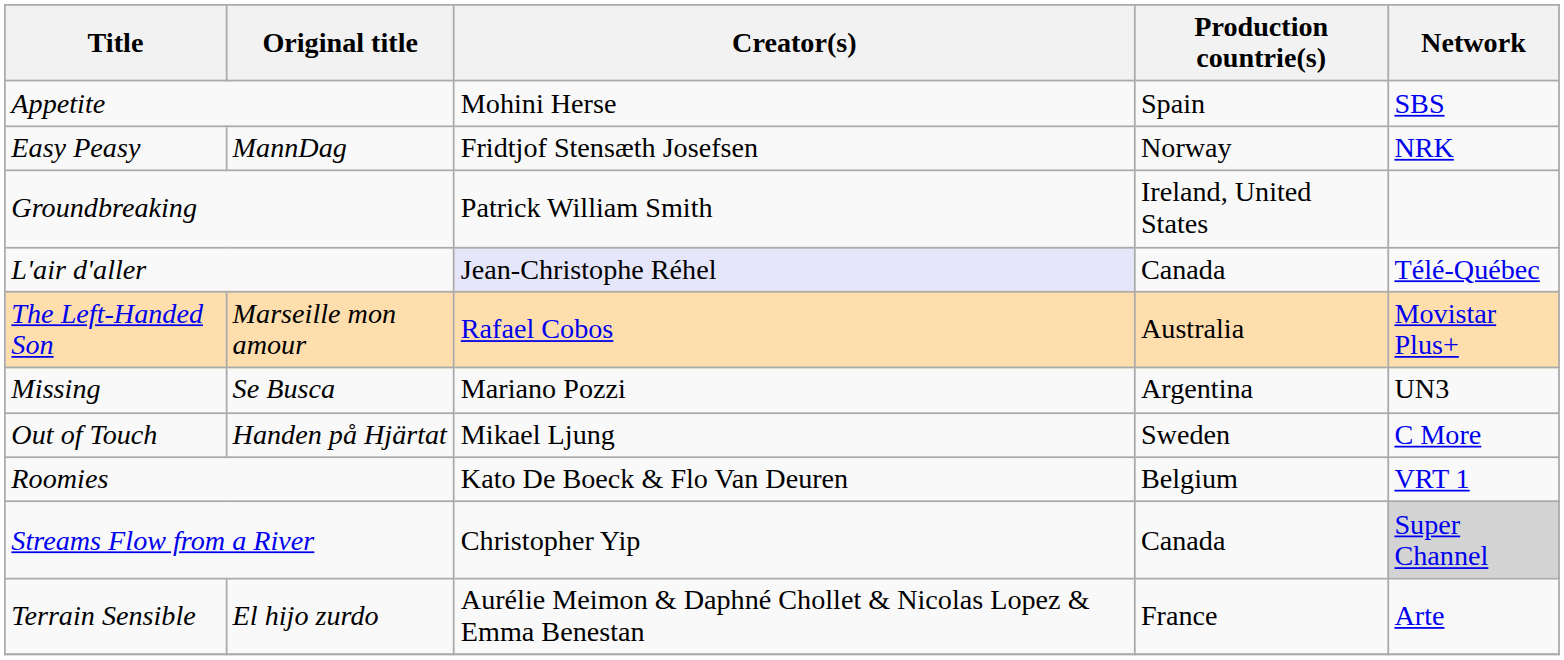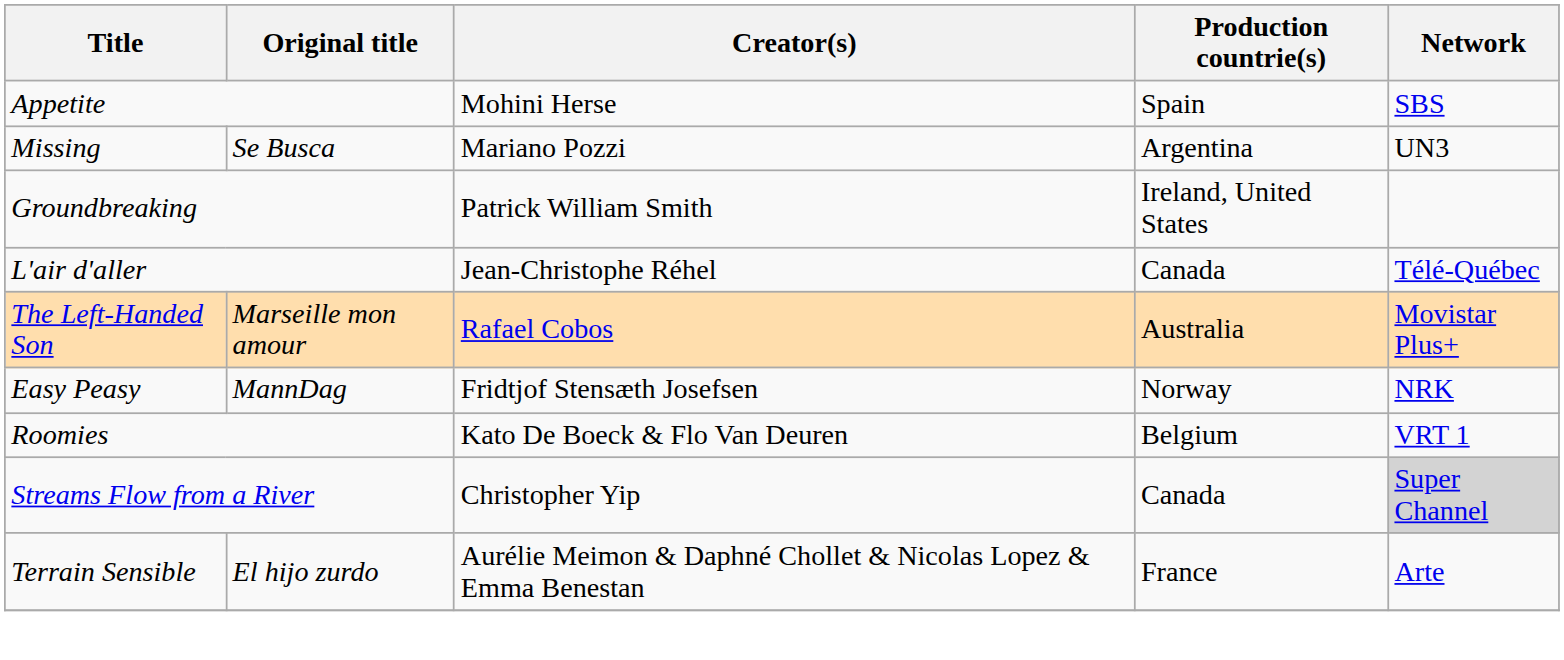rows swapped: (76, 147) <-> (56, 389)
(589, 268) lavender background -> (589, 268) no background
- row: (84, 434)
